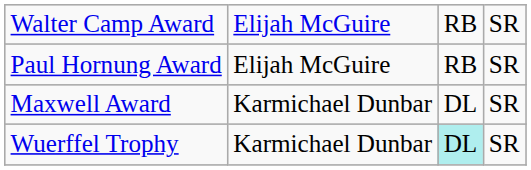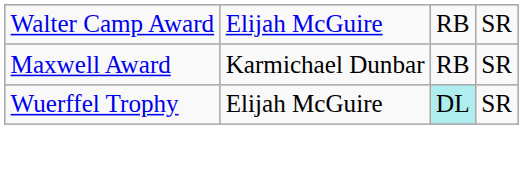- row: (116, 64)
(460, 104) DL -> (453, 64) RB
(333, 143) Karmichael Dunbar -> (304, 104) Elijah McGuire
